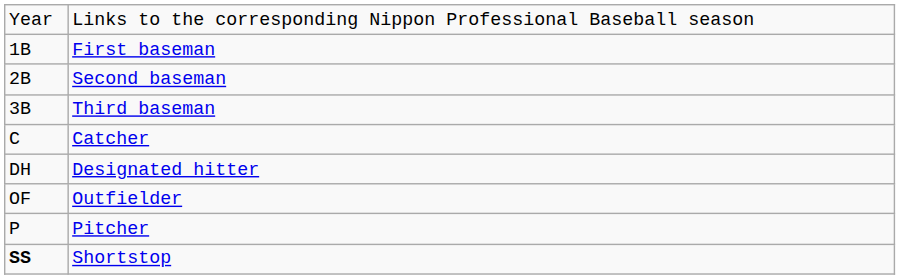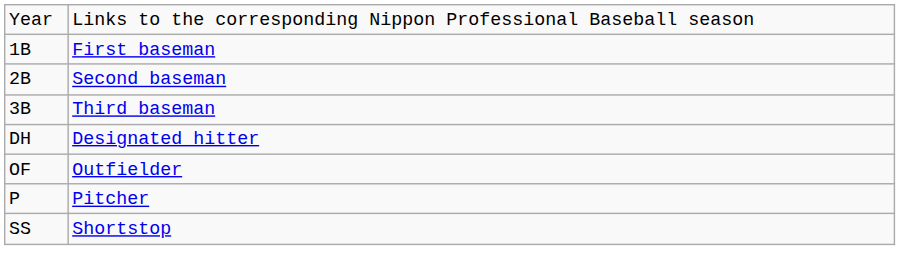- row: (111, 139)
(20, 259) bold -> (20, 229) normal
